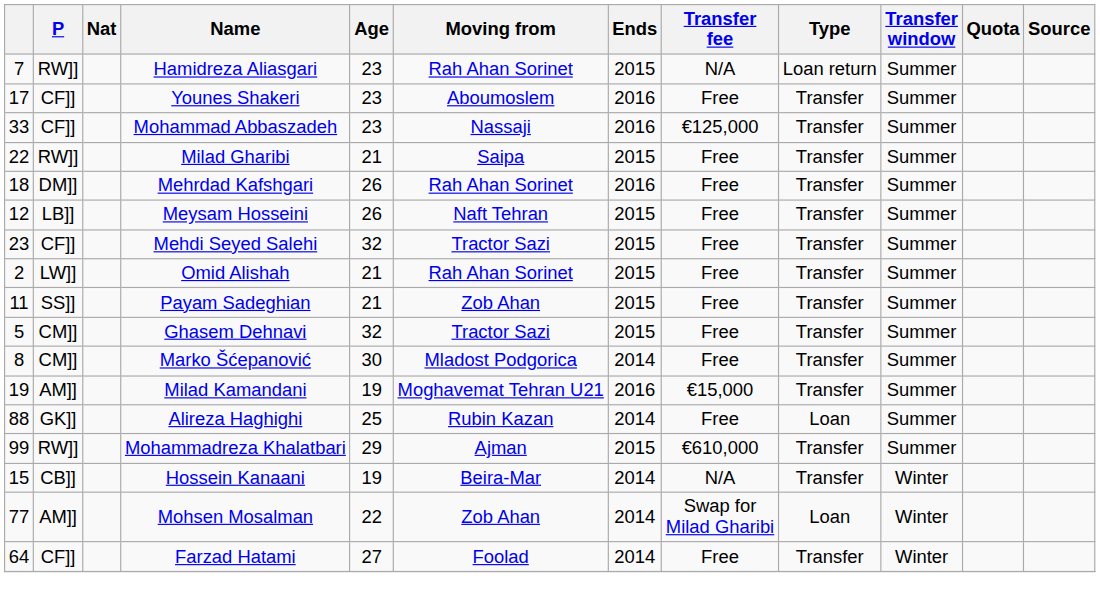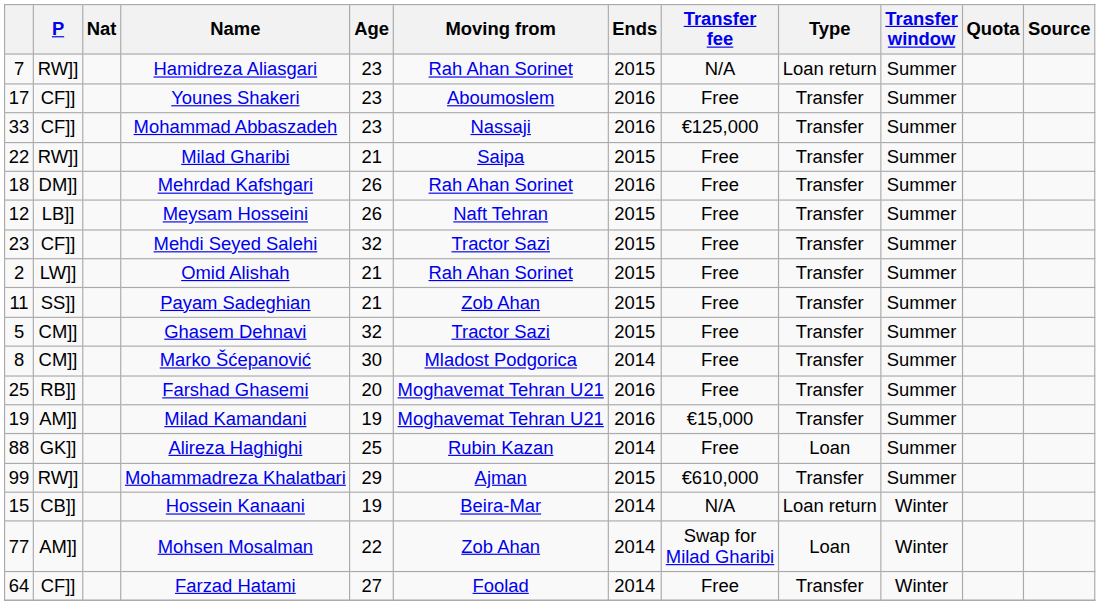+ row: (235, 389)
(830, 477) Transfer -> (830, 506) Loan return
